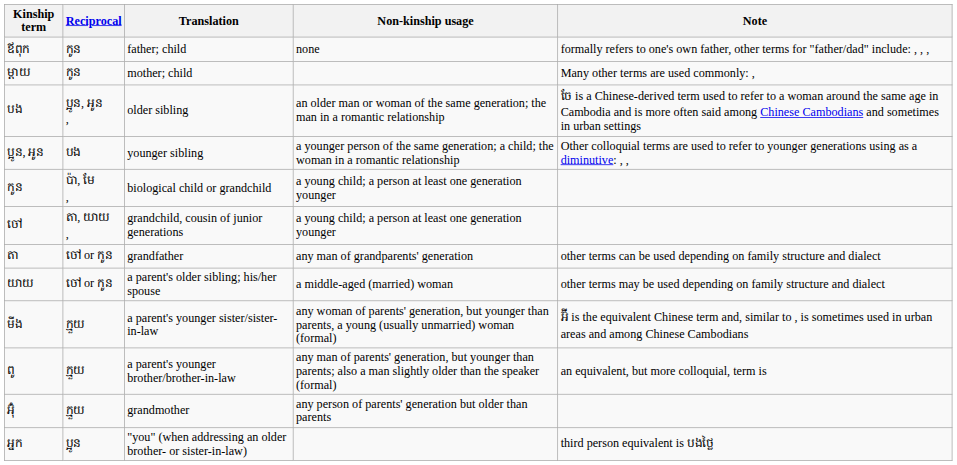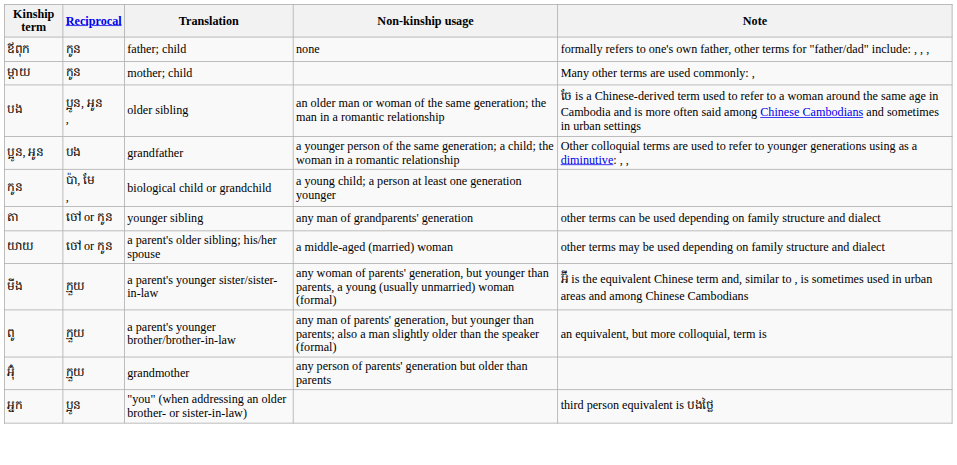(165, 152) younger sibling -> (155, 152) grandfather
- row: (15, 224)
(155, 256) grandfather -> (165, 218) younger sibling
